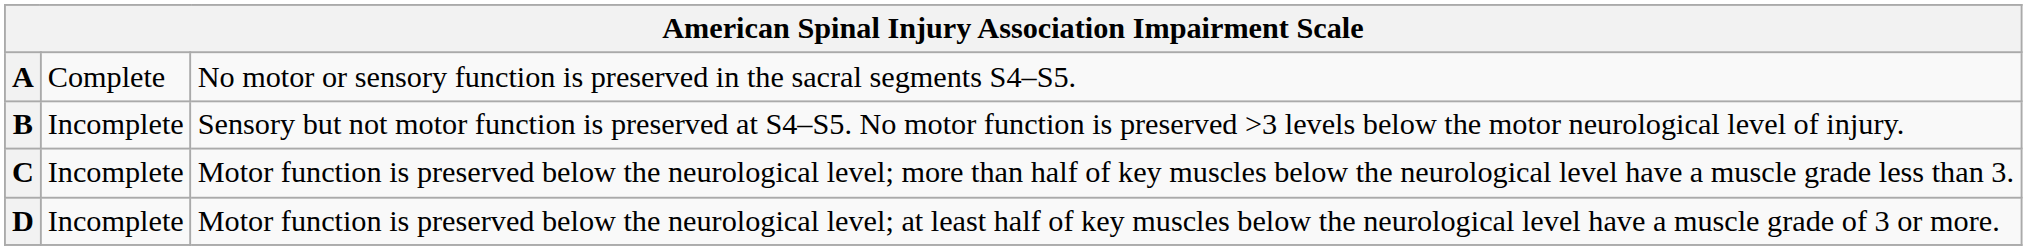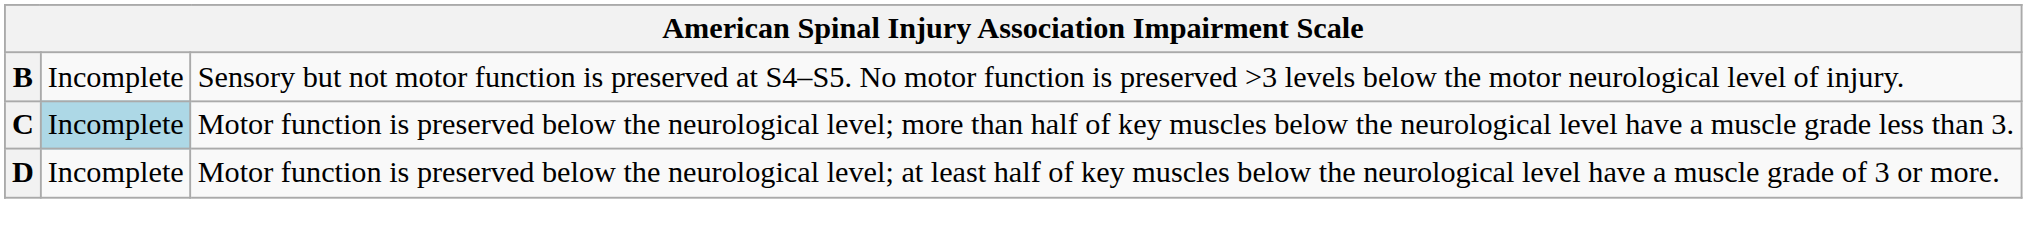- row: (23, 76)
(116, 172) no background -> (116, 124) lightblue background
